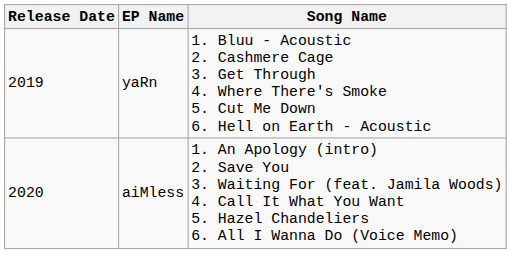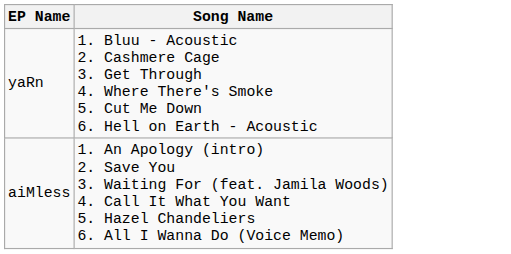- column: (61, 17)
